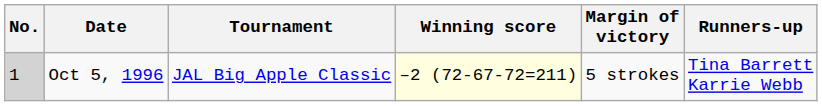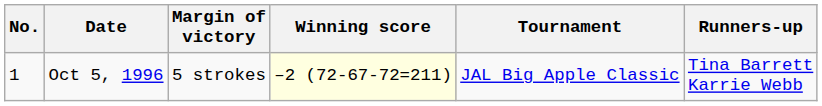columns swapped: (282, 29) <-> (633, 29)
(14, 77) lightgrey background -> (14, 77) no background
